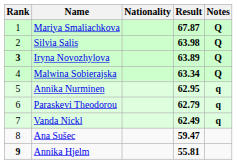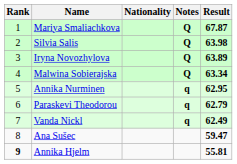columns swapped: (189, 12) <-> (218, 12)
(18, 58) bold -> (18, 58) normal
